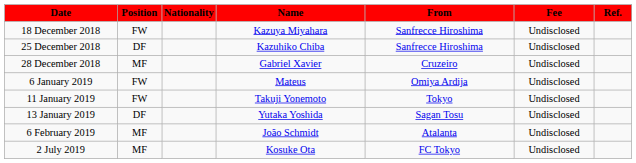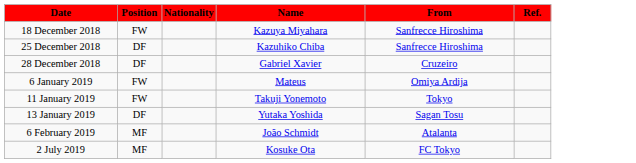- column: (554, 13)
(139, 64) MF -> (139, 64) DF
